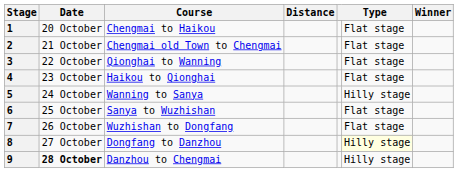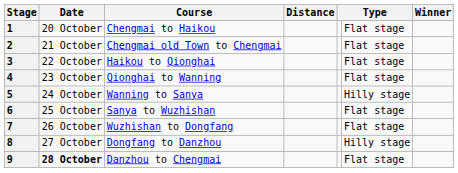(164, 61) Qionghai to Wanning -> (161, 61) Haikou to Qionghai
(161, 78) Haikou to Qionghai -> (164, 78) Qionghai to Wanning
(377, 143) lightyellow background -> (377, 143) no background
(377, 159) Hilly stage -> (374, 159) Flat stage
